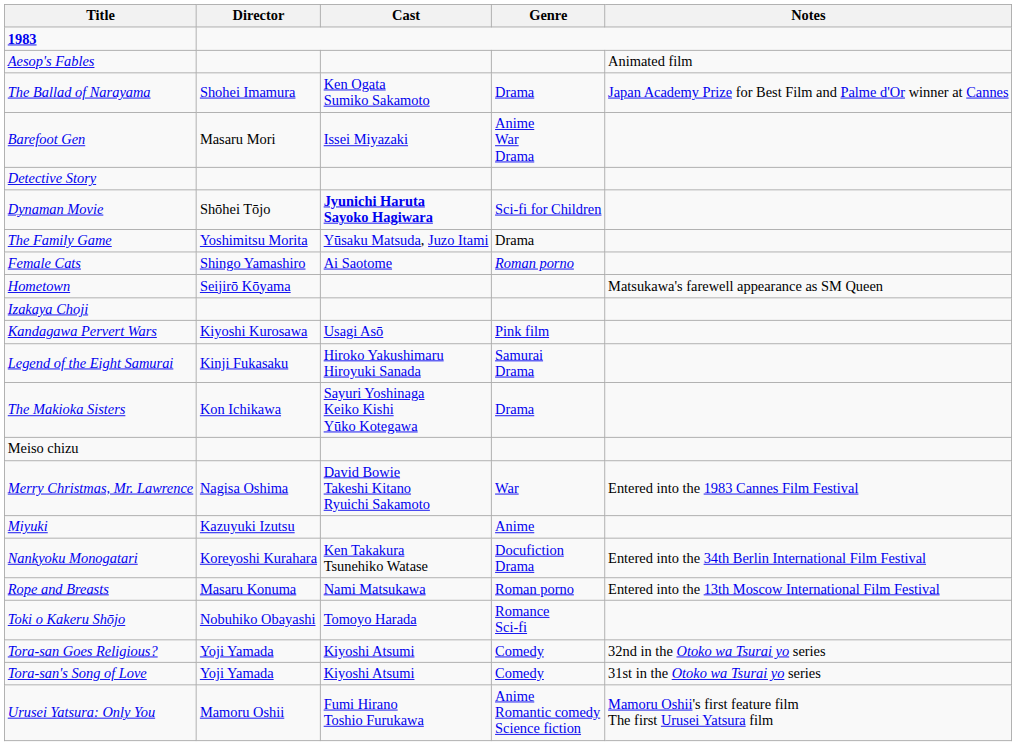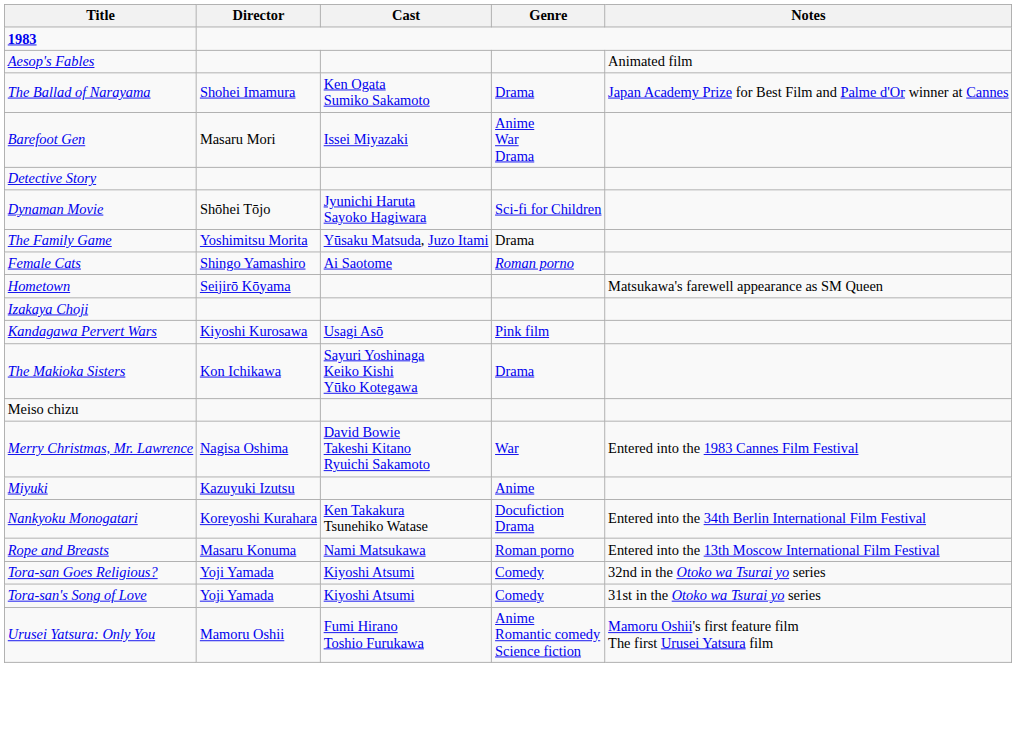(378, 209) bold -> (375, 209) normal
- row: (91, 362)
- row: (67, 619)
